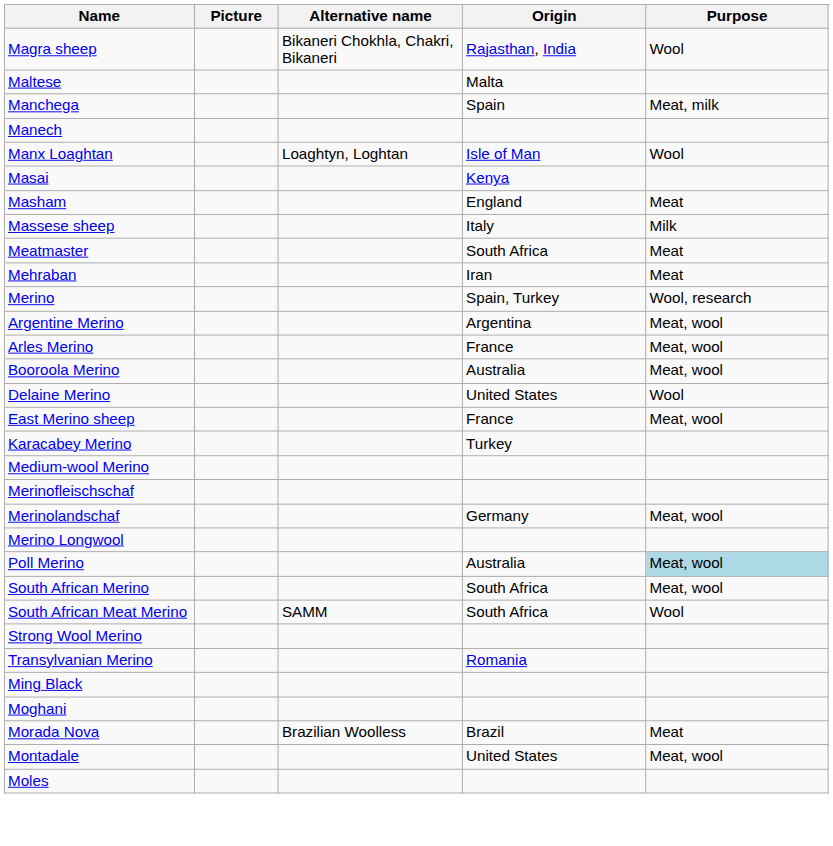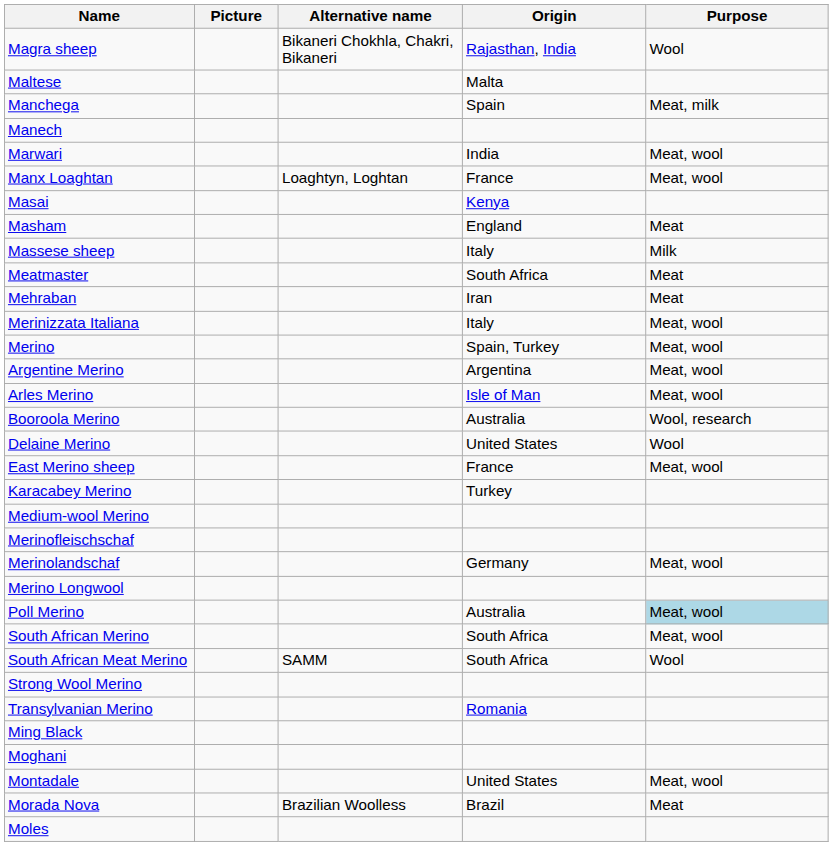+ row: (35, 154)
(503, 154) Isle of Man -> (490, 178) France
(667, 154) Wool -> (686, 178) Meat, wool
+ row: (73, 322)
(700, 298) Wool, research -> (686, 347) Meat, wool
(490, 347) France -> (503, 395) Isle of Man
(686, 371) Meat, wool -> (700, 419) Wool, research
rows swapped: (43, 756) <-> (54, 732)
